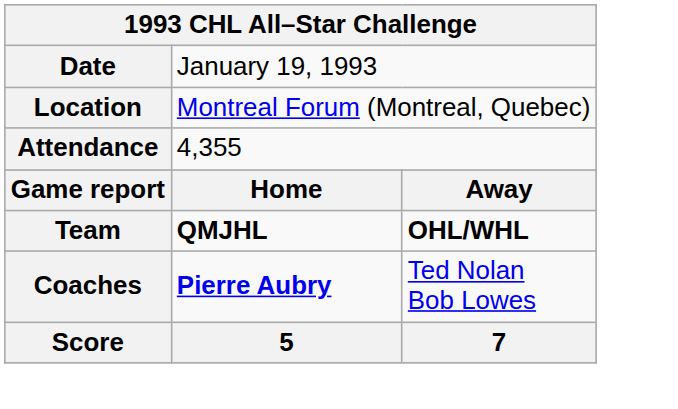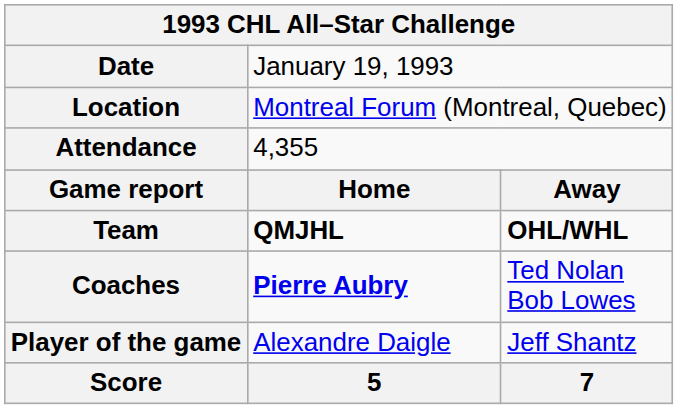+ row: (126, 341)
